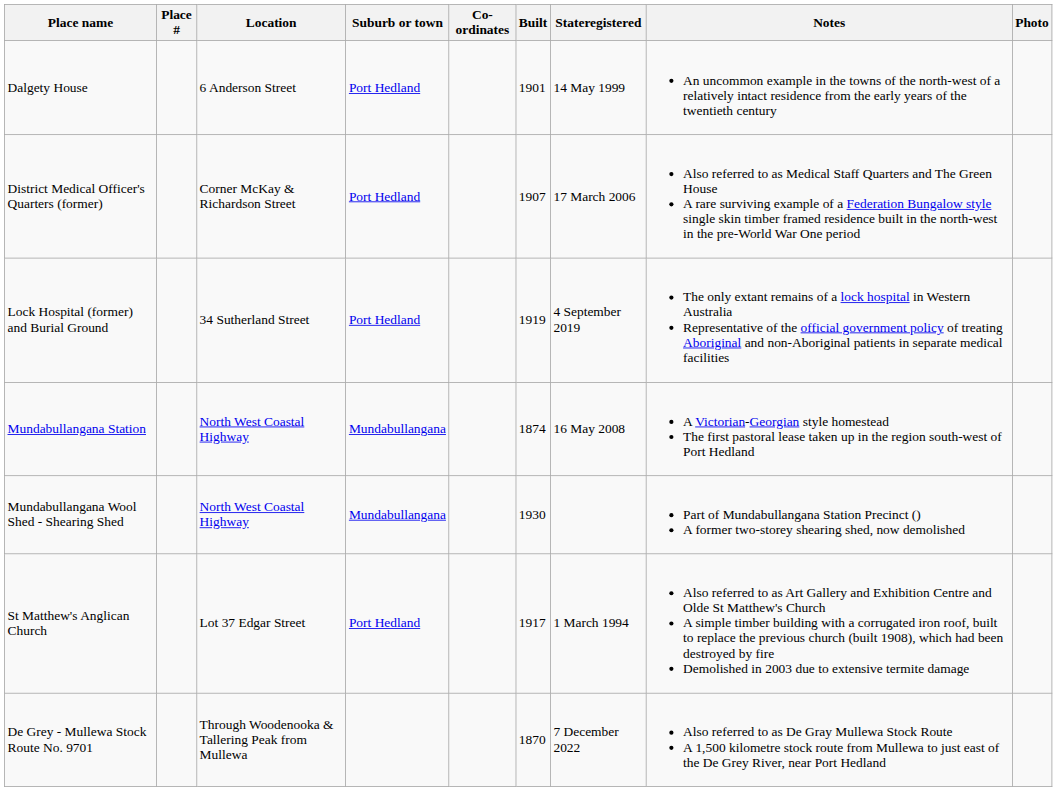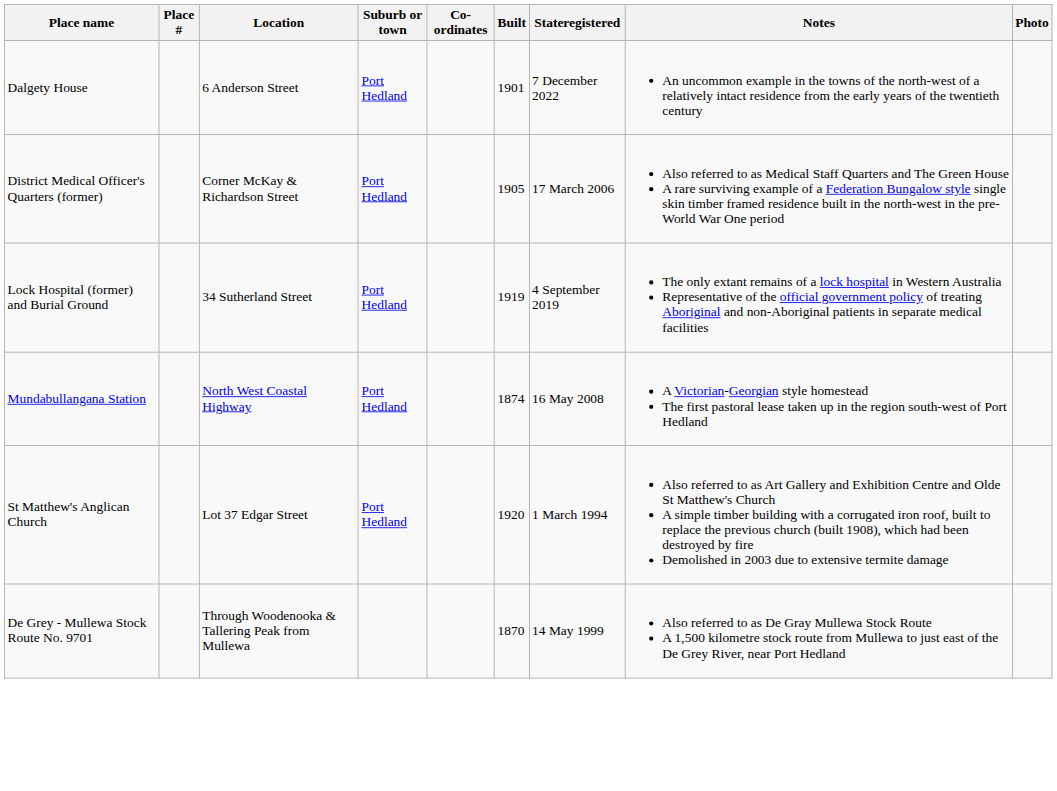(589, 87) 14 May 1999 -> (565, 87) 7 December 2022
(532, 196) 1907 -> (511, 188) 1905
(397, 428) Mundabullangana -> (384, 398) Port Hedland
- row: (72, 514)
(532, 623) 1917 -> (511, 514) 1920
(586, 739) 7 December 2022 -> (568, 631) 14 May 1999
